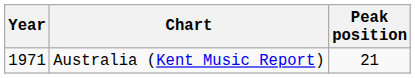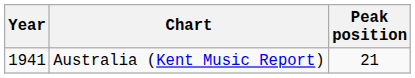(27, 61) 1971 -> (27, 61) 1941
